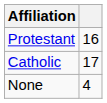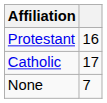(87, 86) 4 -> (87, 86) 7
